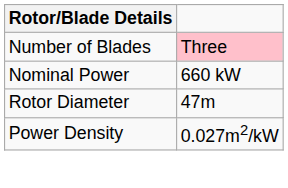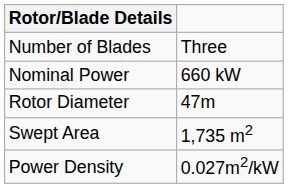(204, 46) pink background -> (204, 46) no background
+ row: (54, 133)
